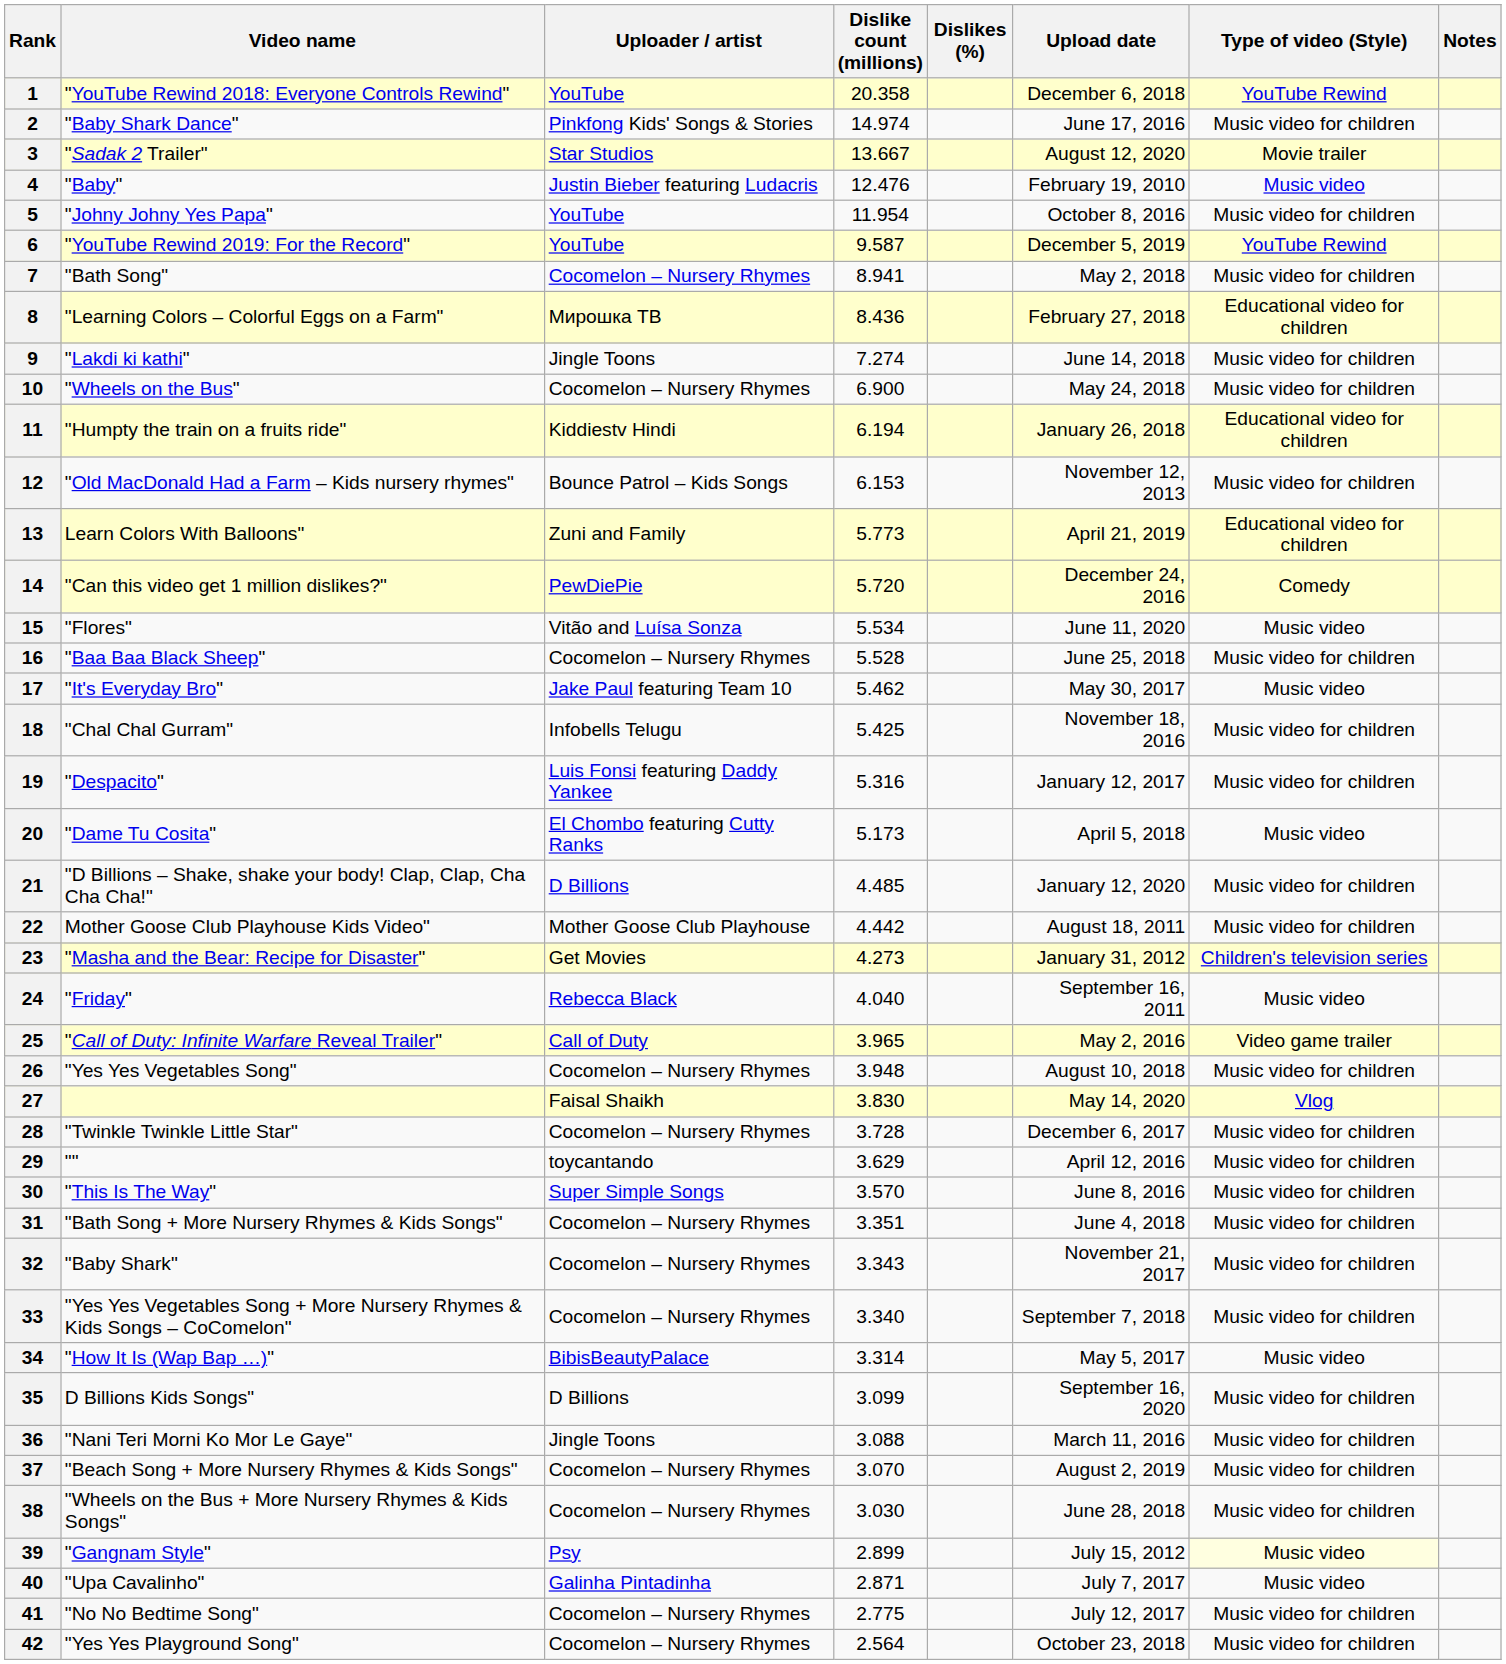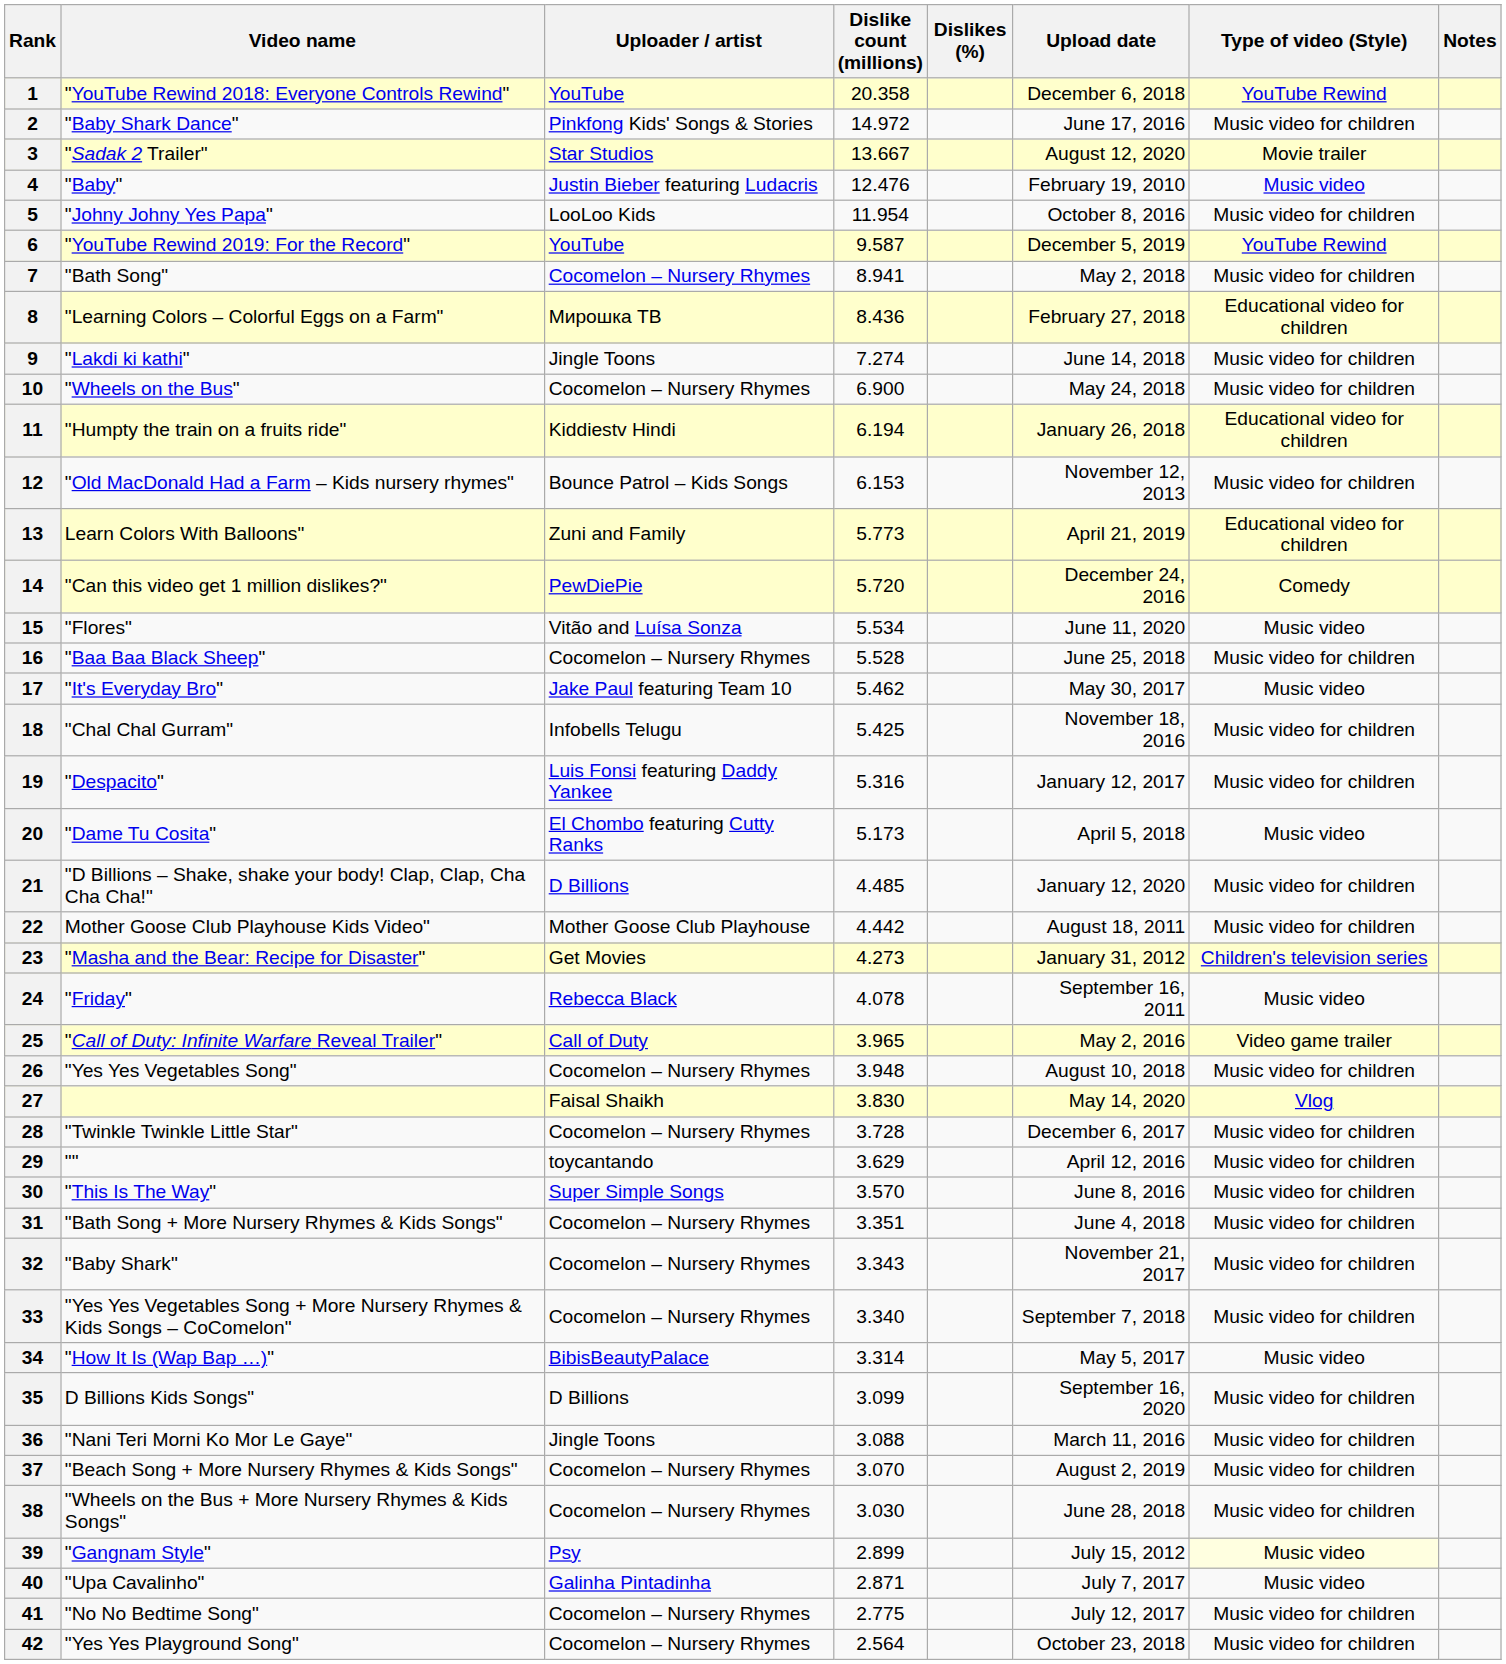(880, 123) 14.974 -> (880, 123) 14.972
(586, 215) YouTube -> (602, 215) LooLoo Kids
(880, 998) 4.040 -> (880, 998) 4.078
